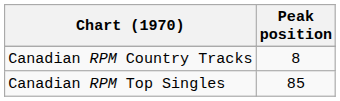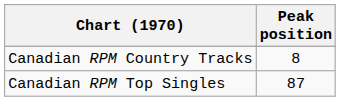(296, 83) 85 -> (296, 83) 87
